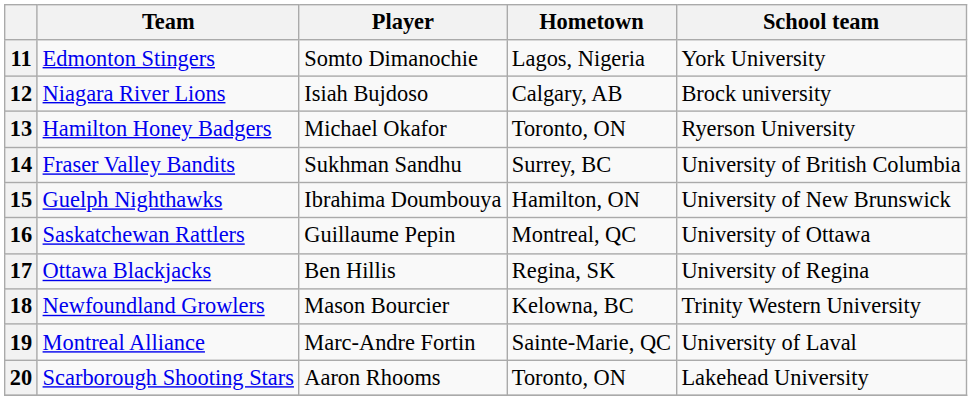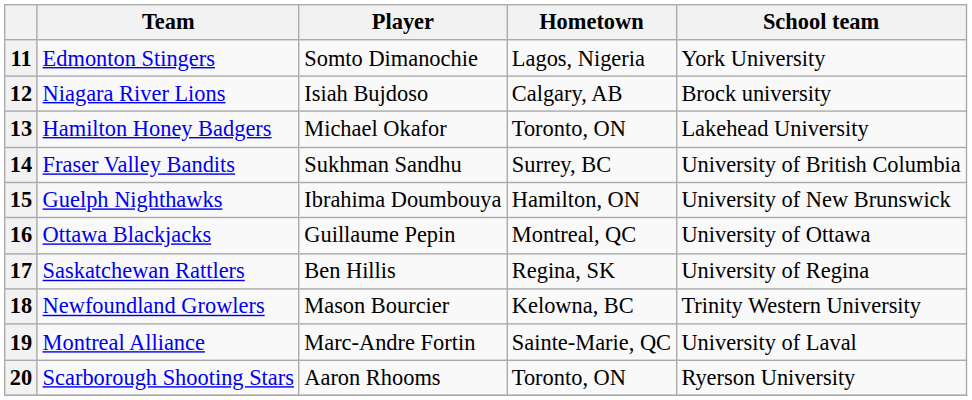(768, 128) Ryerson University -> (775, 128) Lakehead University
(144, 235) Saskatchewan Rattlers -> (127, 235) Ottawa Blackjacks
(127, 270) Ottawa Blackjacks -> (144, 270) Saskatchewan Rattlers
(775, 377) Lakehead University -> (768, 377) Ryerson University
